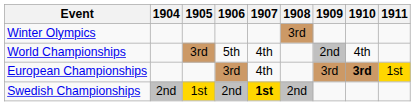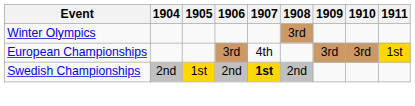- row: (67, 52)
(362, 71) bold -> (362, 52) normal
